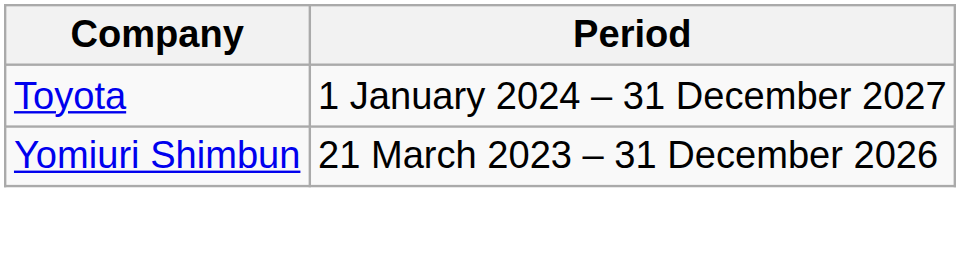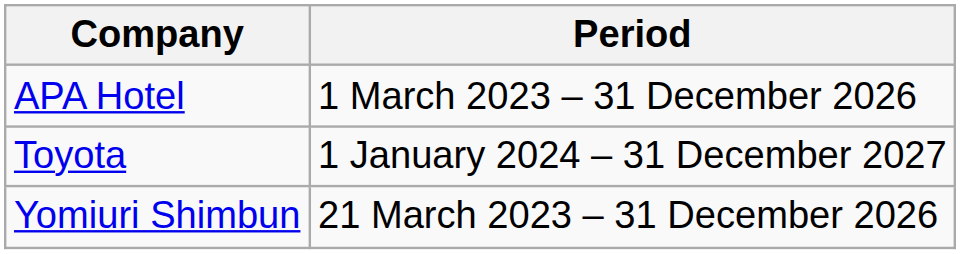+ row: (99, 95)
